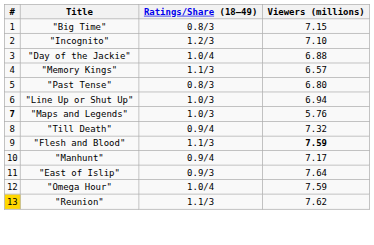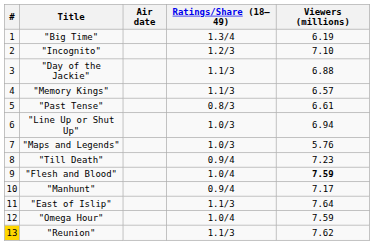+ column: (145, 17)
(201, 26) 0.8/3 -> (221, 37) 1.3/4
(316, 26) 7.15 -> (323, 37) 6.19
(201, 56) 1.0/4 -> (221, 71) 1.1/3
(316, 85) 6.80 -> (323, 105) 6.61
(12, 114) bold -> (12, 145) normal
(316, 129) 7.32 -> (323, 160) 7.23
(201, 143) 1.1/3 -> (221, 174) 1.0/4
(201, 172) 0.9/3 -> (221, 204) 1.1/3
